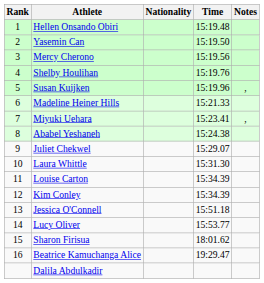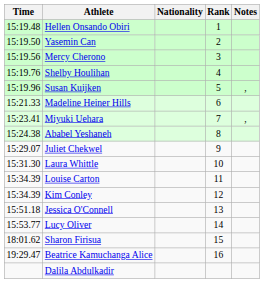columns swapped: (18, 12) <-> (213, 12)
